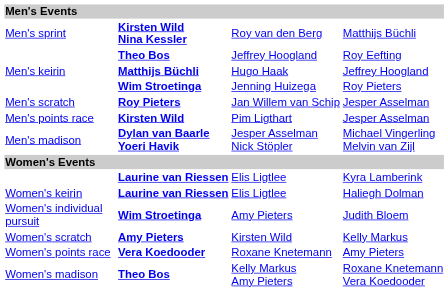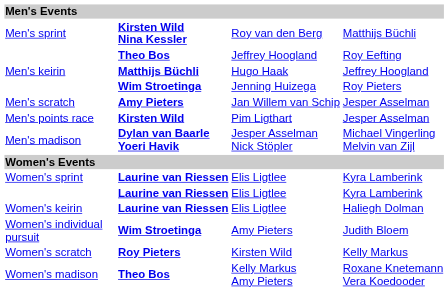(149, 102) Roy Pieters -> (151, 102) Amy Pieters
+ row: (44, 177)
(151, 237) Amy Pieters -> (149, 253) Roy Pieters
- row: (58, 253)
